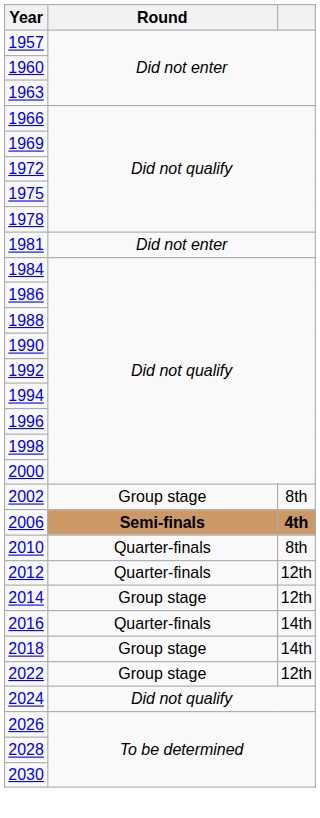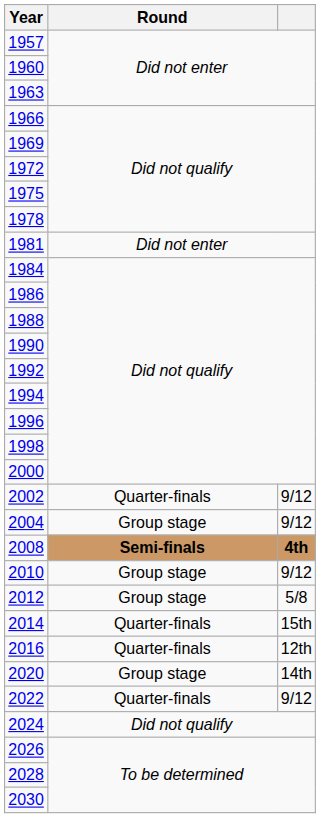(162, 497) Group stage -> (162, 497) Quarter-finals
(296, 497) 8th -> (296, 497) 9/12
+ row: (26, 523)
- row: (26, 523)
+ row: (26, 548)
(162, 548) Quarter-finals -> (162, 573) Group stage
(296, 548) 8th -> (296, 573) 9/12
(162, 573) Quarter-finals -> (162, 598) Group stage
(296, 573) 12th -> (296, 598) 5/8
(162, 598) Group stage -> (162, 624) Quarter-finals
(296, 598) 12th -> (296, 624) 15th
(296, 624) 14th -> (296, 649) 12th
- row: (26, 649)
+ row: (26, 674)
(162, 674) Group stage -> (162, 699) Quarter-finals
(296, 674) 12th -> (296, 699) 9/12
